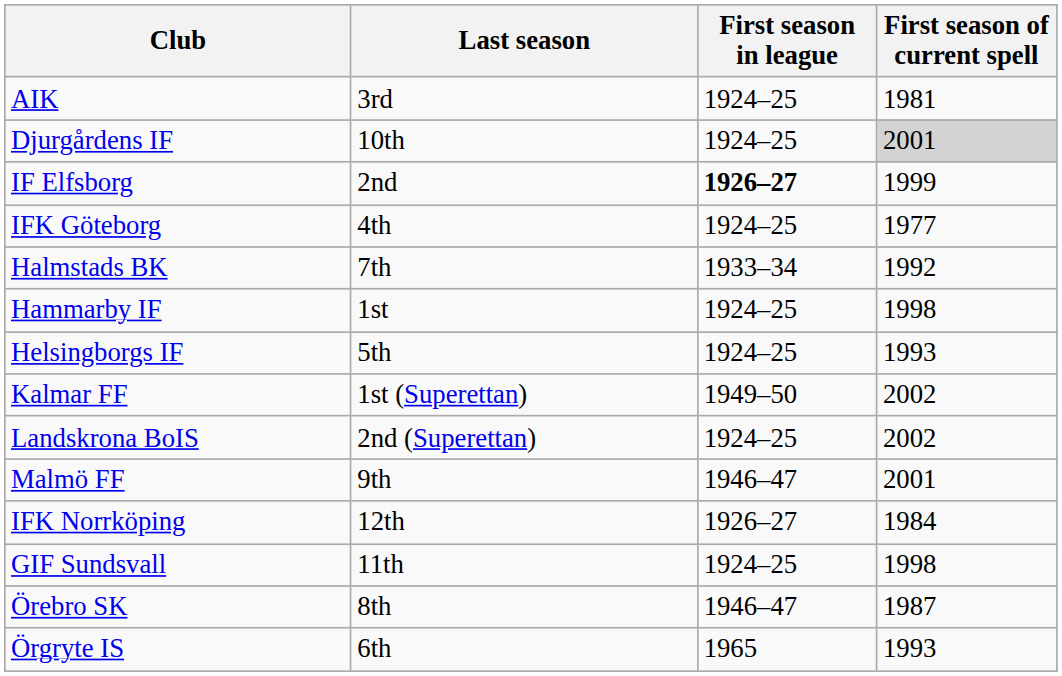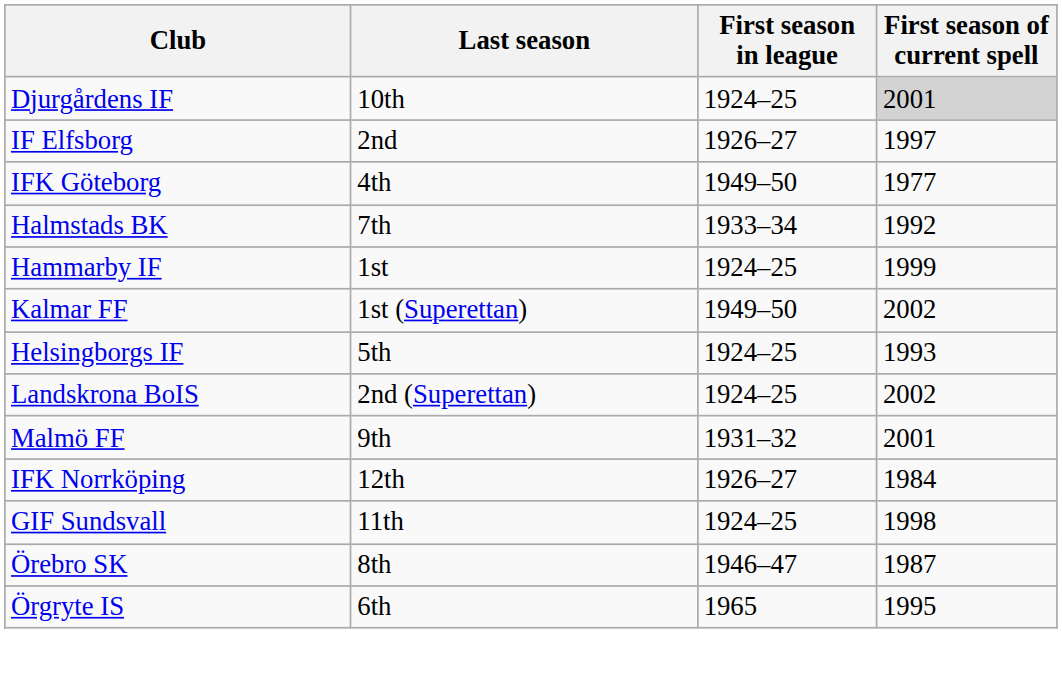- row: (35, 98)
(750, 182) bold -> (750, 140) normal
(910, 182) 1999 -> (910, 140) 1997
(750, 225) 1924–25 -> (750, 182) 1949–50
(910, 310) 1998 -> (910, 267) 1999
rows swapped: (97, 352) <-> (69, 394)
(750, 479) 1946–47 -> (750, 437) 1931–32
(910, 649) 1993 -> (910, 606) 1995
